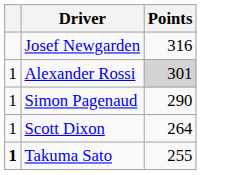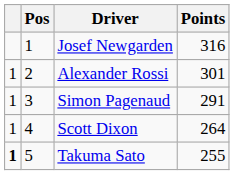+ column: (37, 18)
(180, 73) lightgrey background -> (213, 73) no background
(180, 101) 290 -> (213, 101) 291
